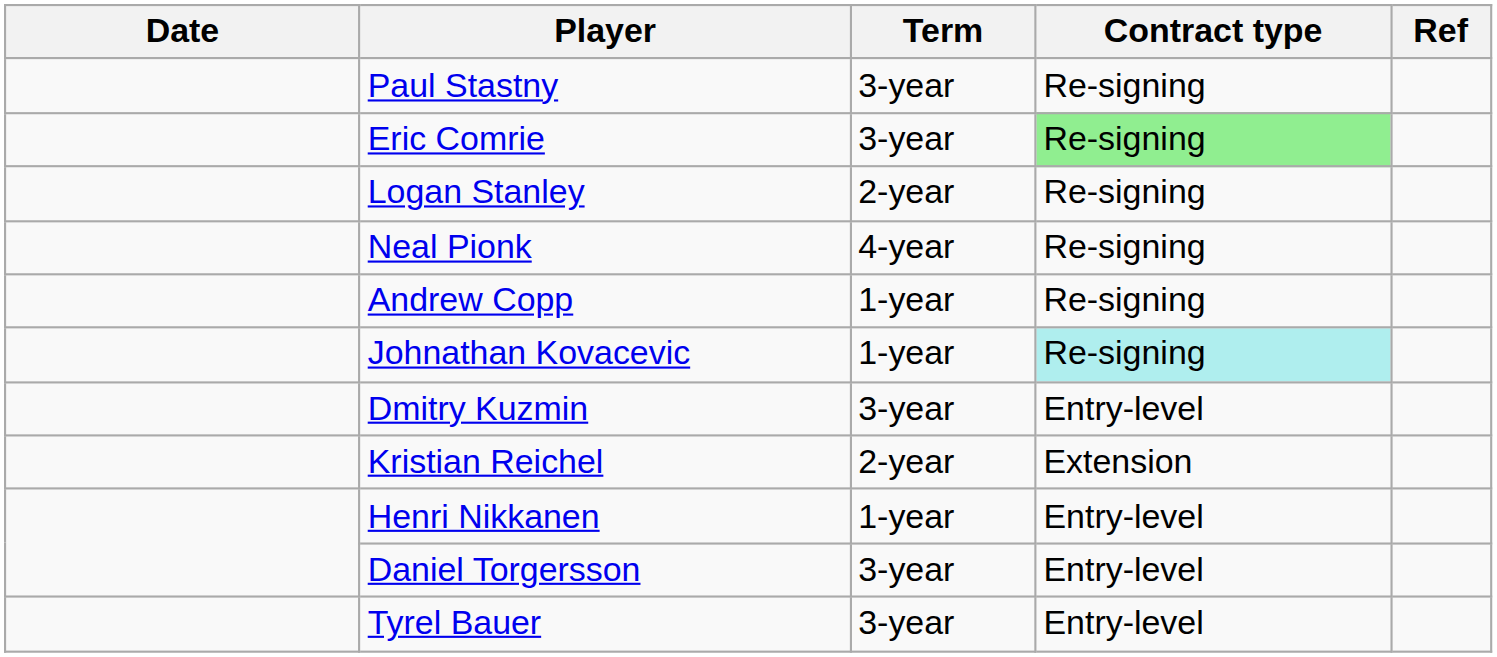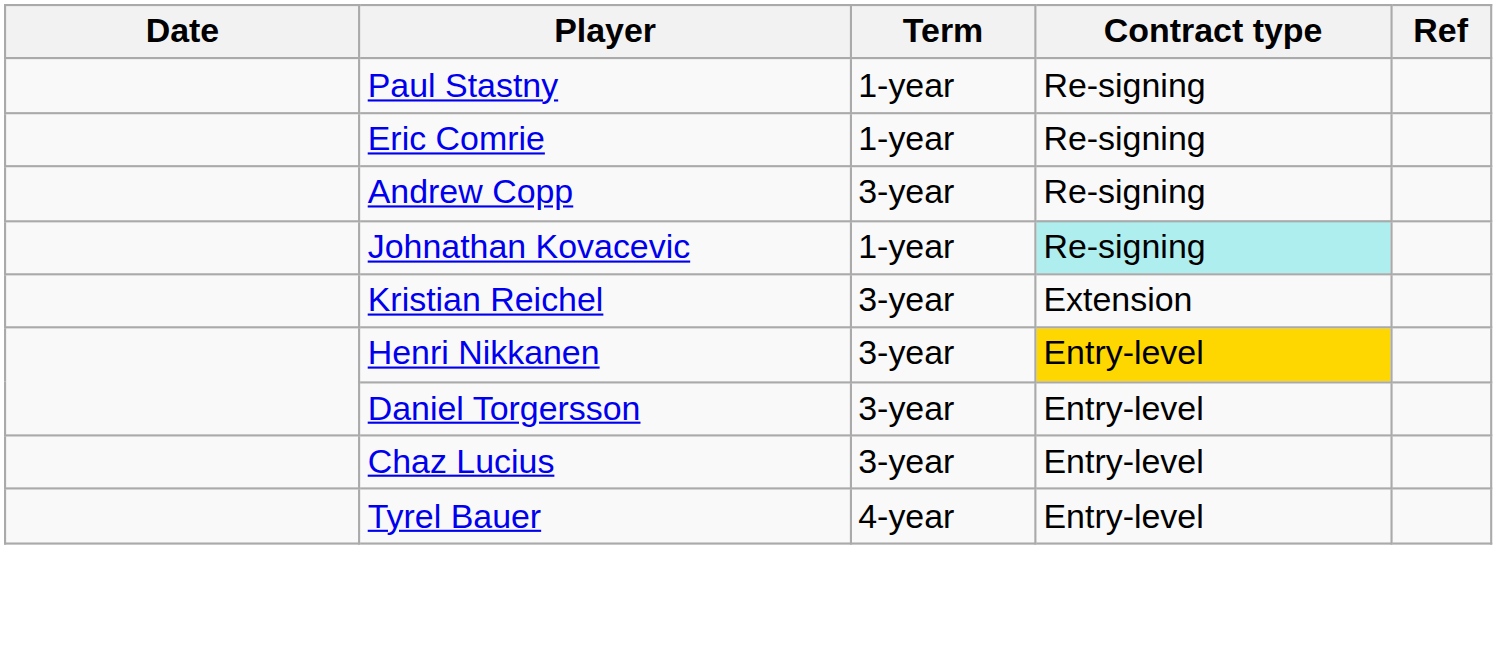(906, 85) 3-year -> (906, 85) 1-year
(906, 138) 3-year -> (906, 138) 1-year
(1125, 138) lightgreen background -> (1125, 138) no background
- row: (476, 192)
- row: (450, 246)
(906, 300) 1-year -> (906, 192) 3-year
- row: (478, 407)
(906, 461) 2-year -> (906, 300) 3-year
(906, 515) 1-year -> (906, 354) 3-year
(1124, 515) no background -> (1124, 354) gold background
+ row: (461, 461)
(906, 623) 3-year -> (906, 515) 4-year
